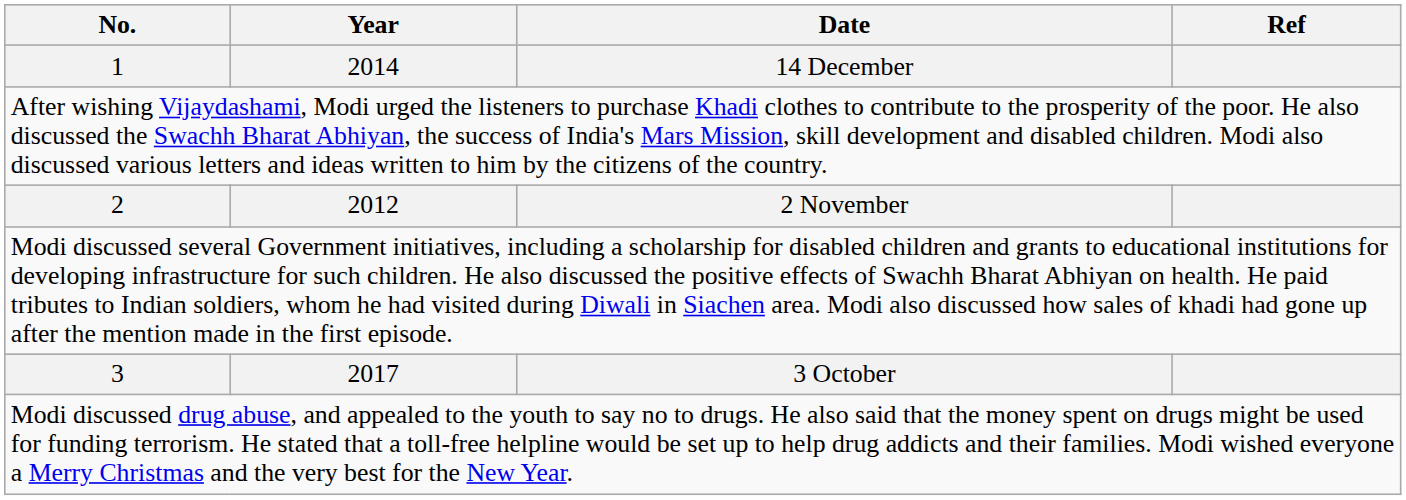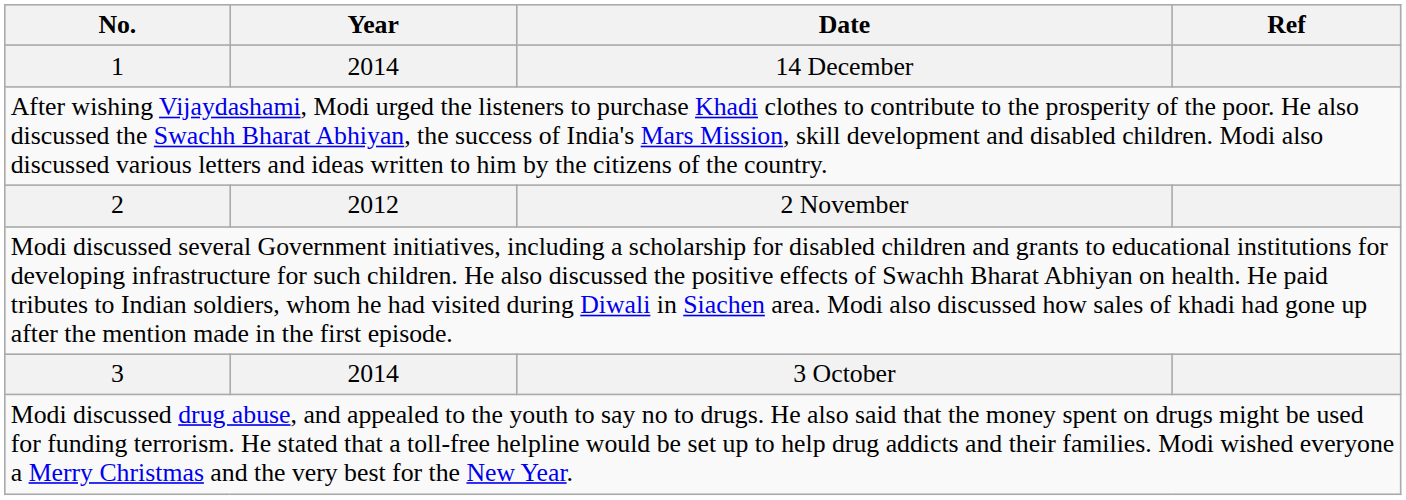(373, 374) 2017 -> (373, 374) 2014
